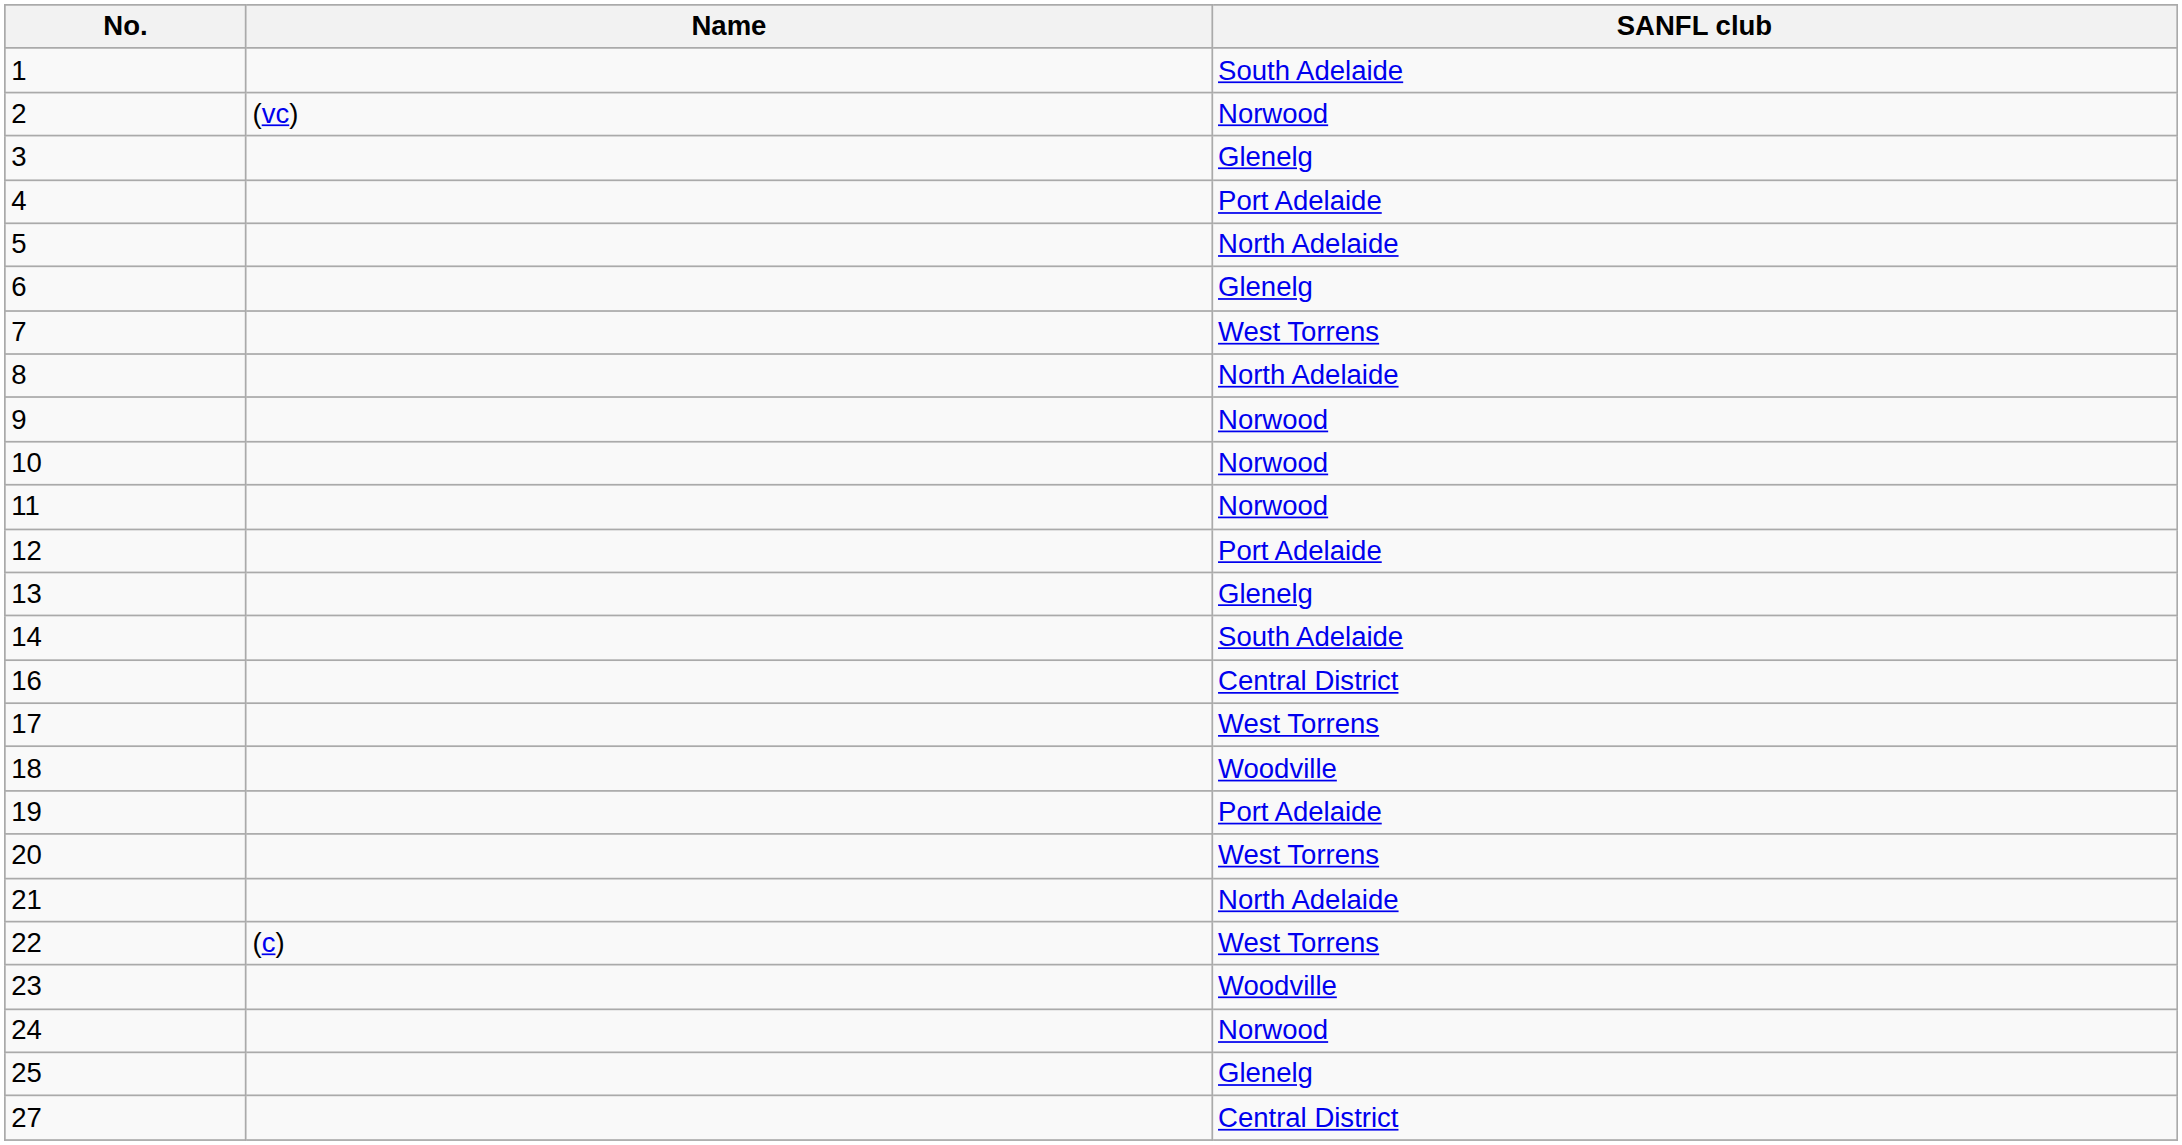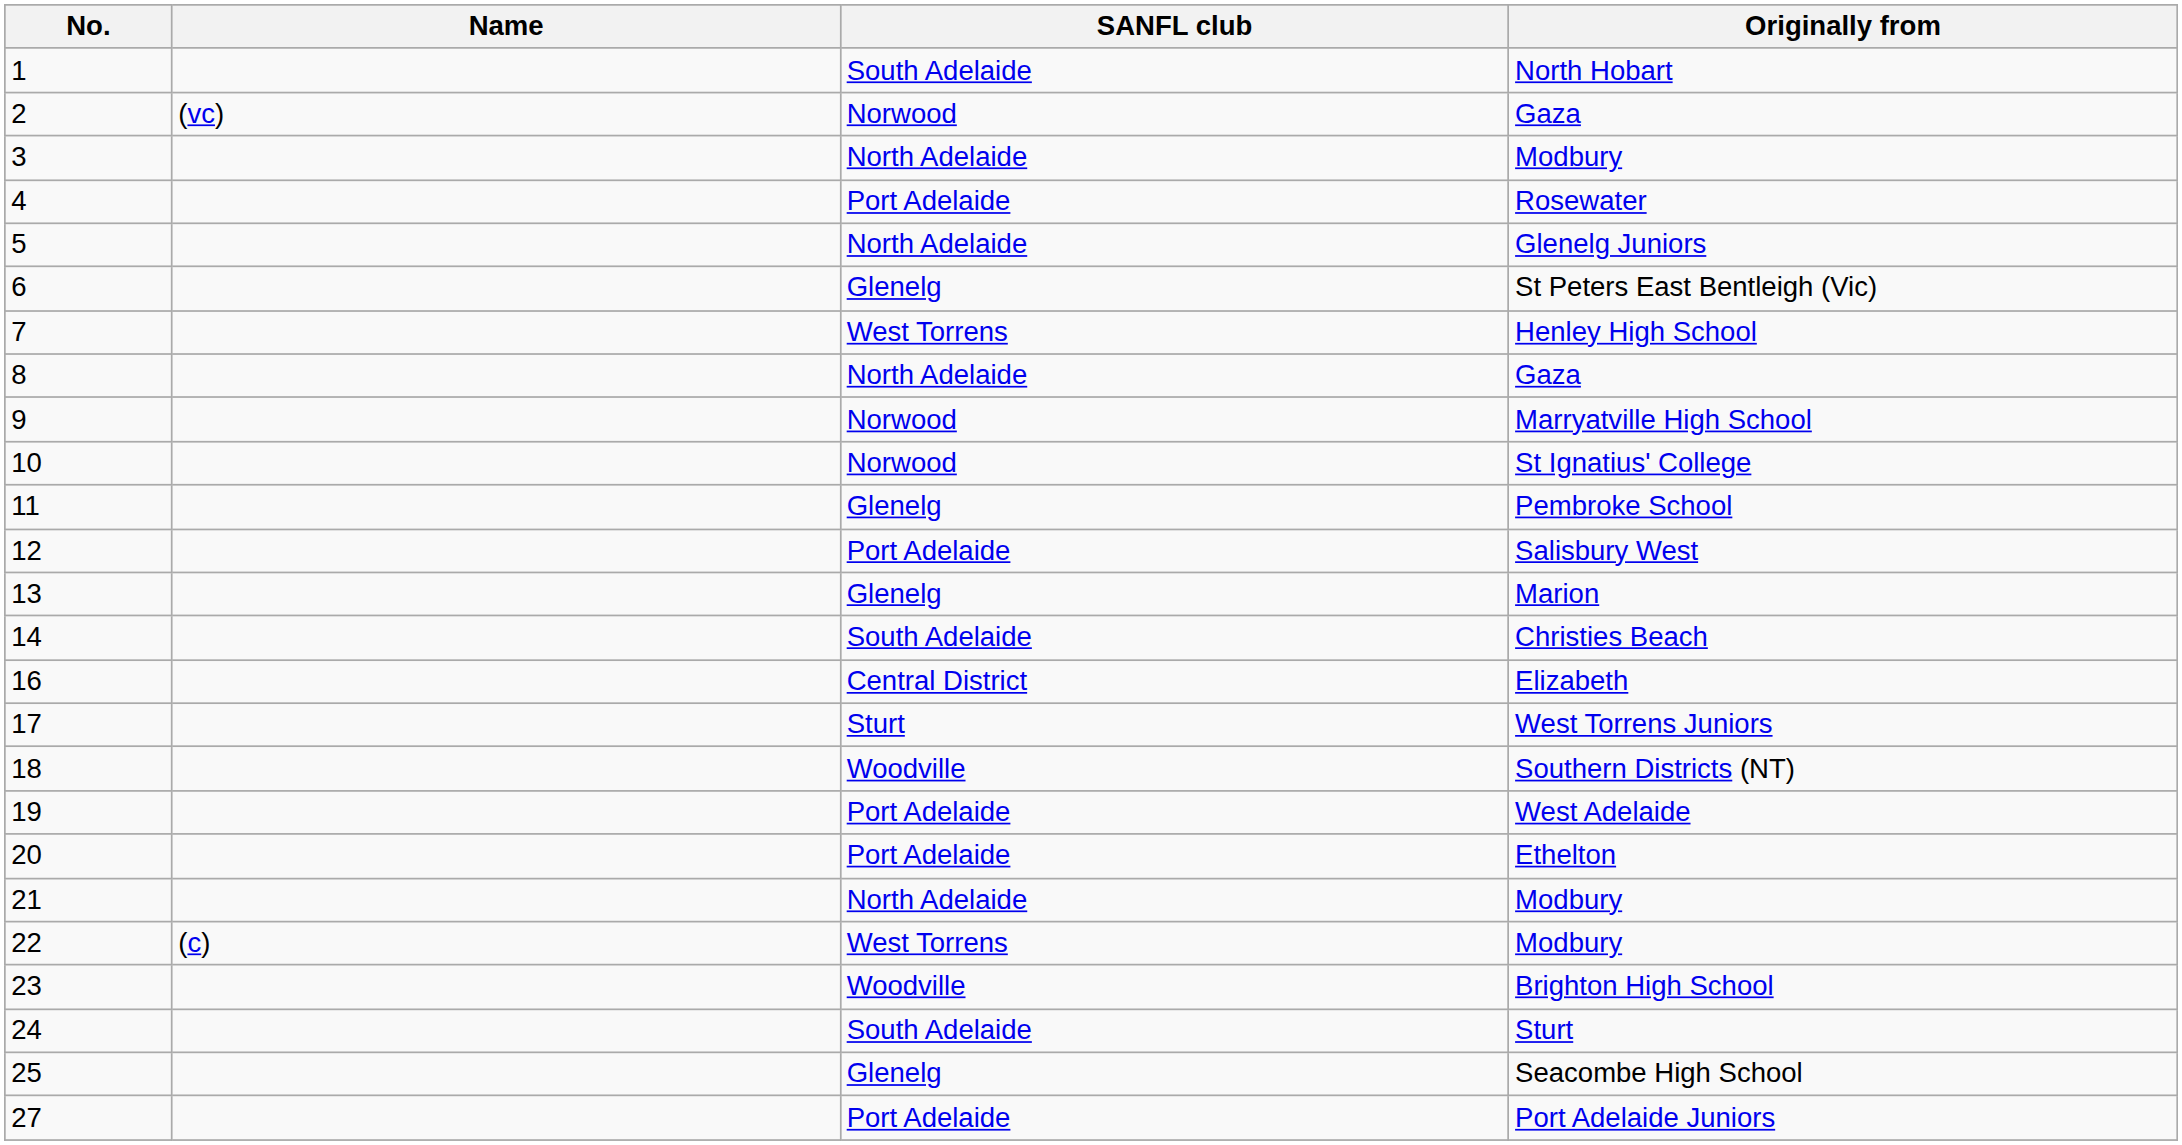+ column: (1843, 26)
(1265, 157) Glenelg -> (937, 157) North Adelaide
(1273, 506) Norwood -> (894, 506) Glenelg
(1299, 724) West Torrens -> (876, 724) Sturt
(1299, 855) West Torrens -> (929, 855) Port Adelaide
(1273, 1030) Norwood -> (939, 1030) South Adelaide
(1308, 1117) Central District -> (929, 1117) Port Adelaide
